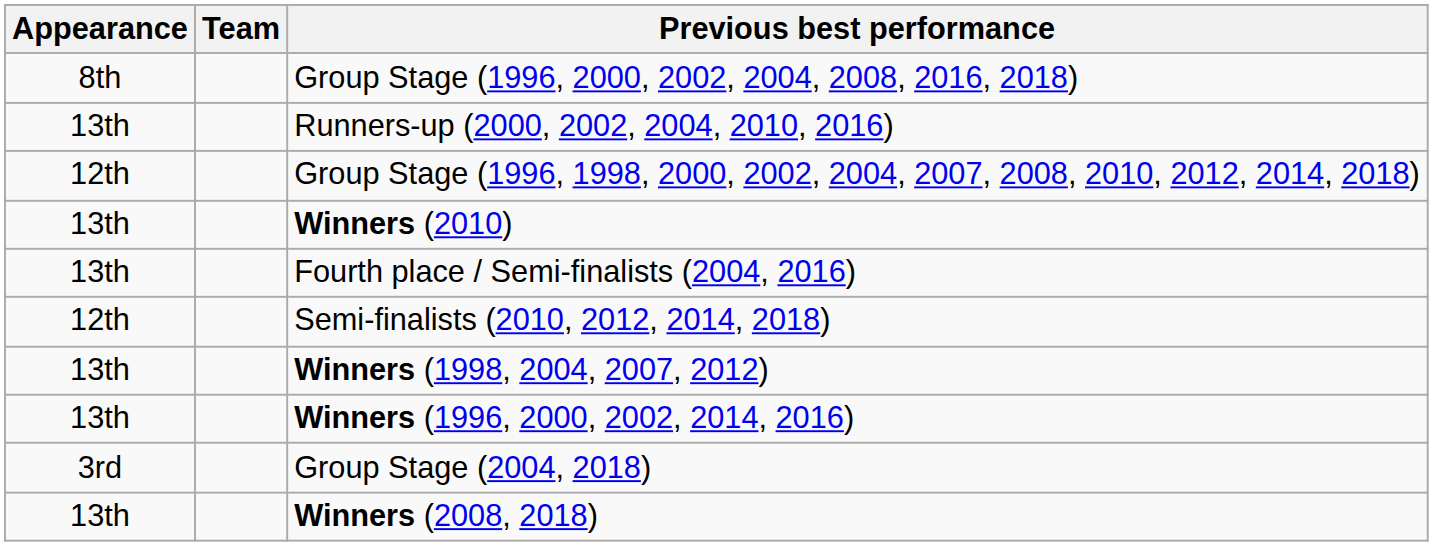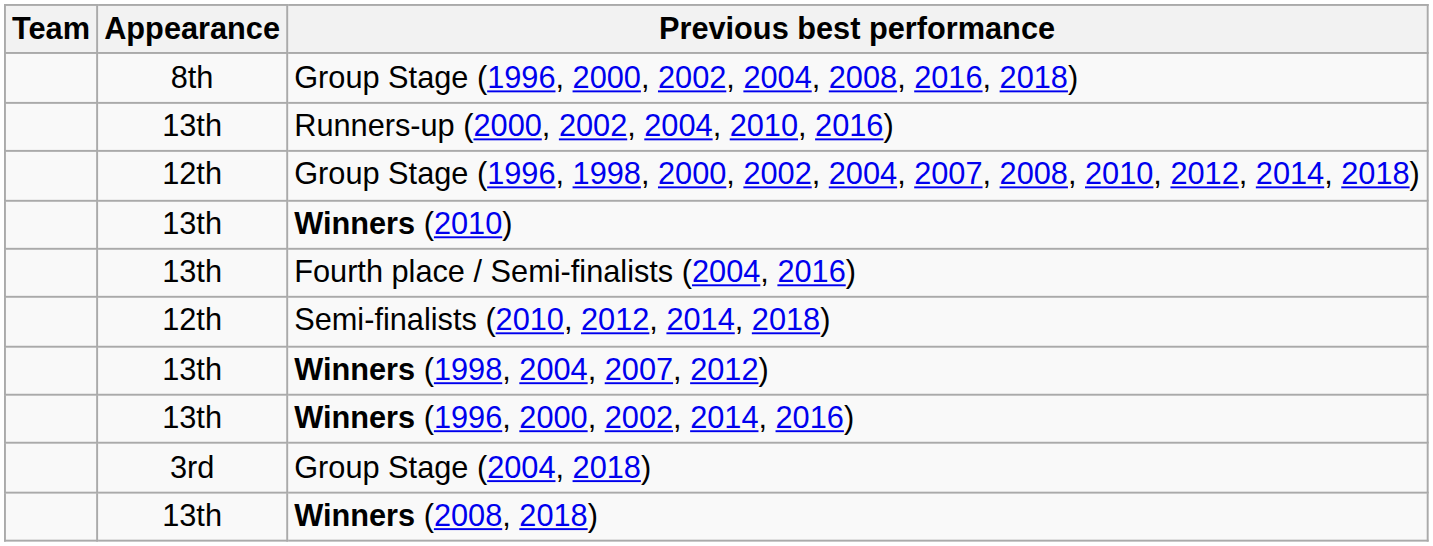columns swapped: (241, 28) <-> (100, 28)
